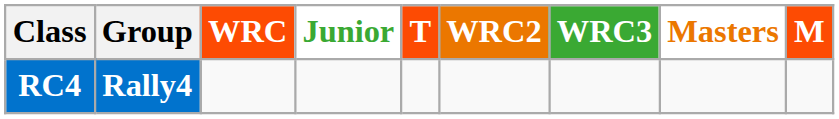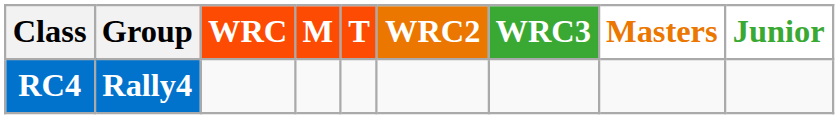columns swapped: (809, 31) <-> (348, 31)
